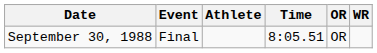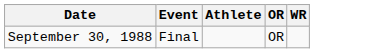- column: (296, 15)
